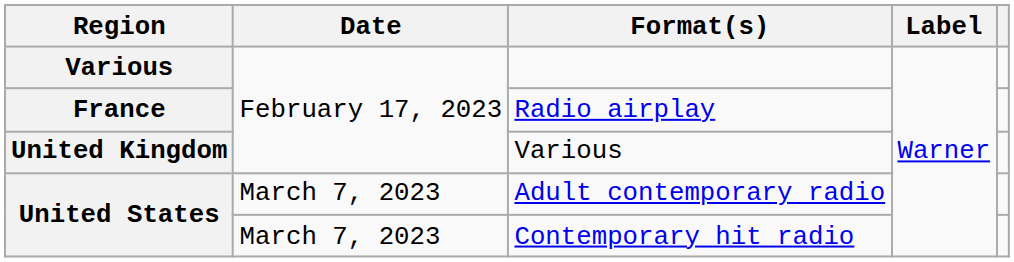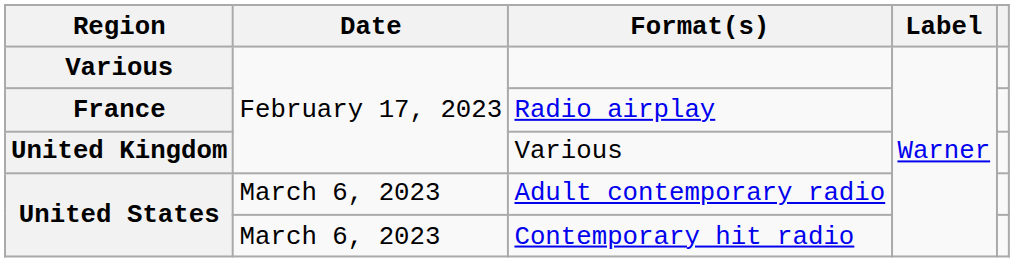(340, 194) March 7, 2023 -> (340, 194) March 6, 2023
(340, 236) March 7, 2023 -> (340, 236) March 6, 2023
